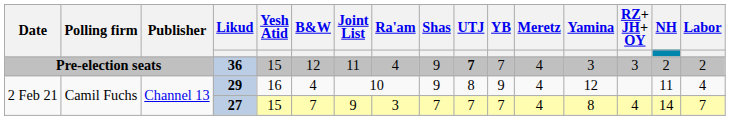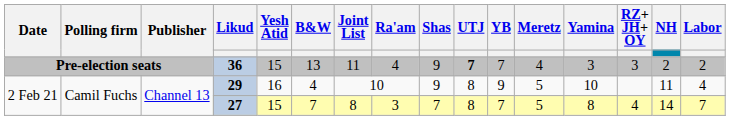(313, 66) 12 -> (313, 66) 13
(539, 86) 4 -> (539, 86) 5
(591, 86) 12 -> (591, 86) 10
(353, 105) 9 -> (353, 105) 8
(471, 105) 7 -> (471, 105) 8
(539, 105) 4 -> (539, 105) 5
